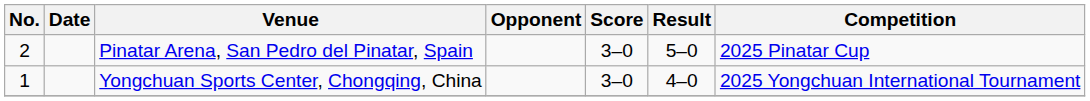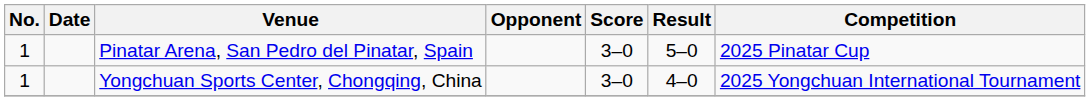(24, 50) 2 -> (24, 50) 1
